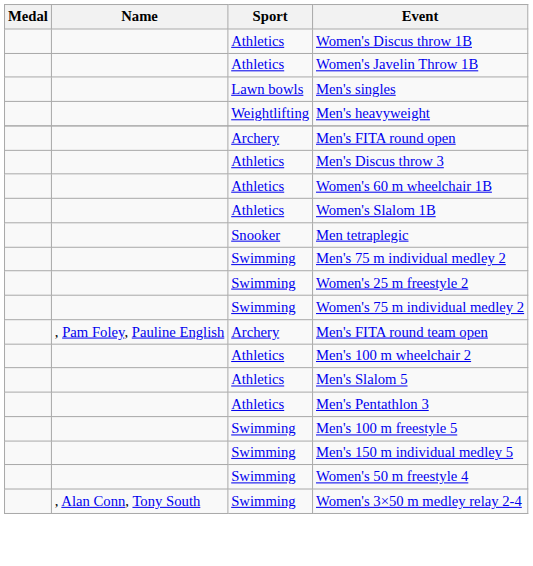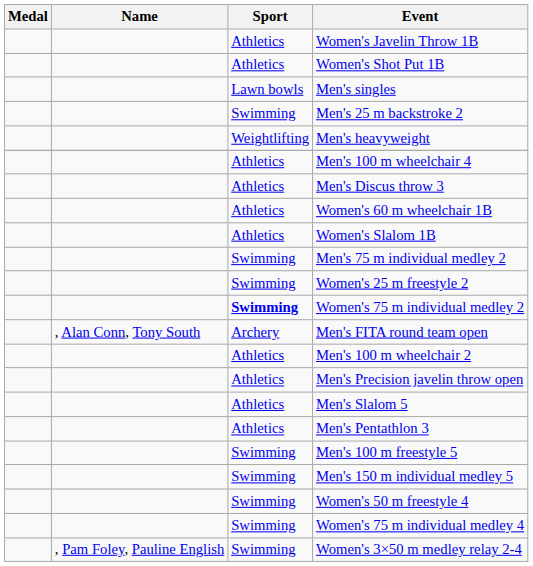- row: (394, 41)
+ row: (380, 65)
+ row: (389, 113)
- row: (386, 138)
+ row: (394, 162)
- row: (362, 235)
(263, 307) normal -> (265, 307) bold
(140, 331) , Pam Foley, Pauline English -> (128, 331) , Alan Conn, Tony South
+ row: (420, 380)
+ row: (420, 525)
(128, 501) , Alan Conn, Tony South -> (140, 549) , Pam Foley, Pauline English
